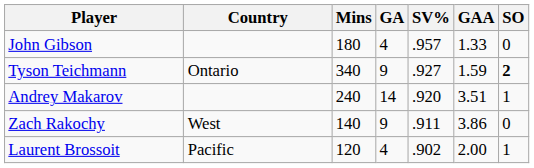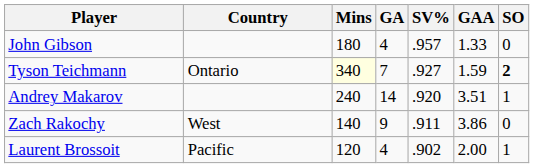(348, 70) no background -> (348, 70) lightyellow background
(384, 70) 9 -> (384, 70) 7
